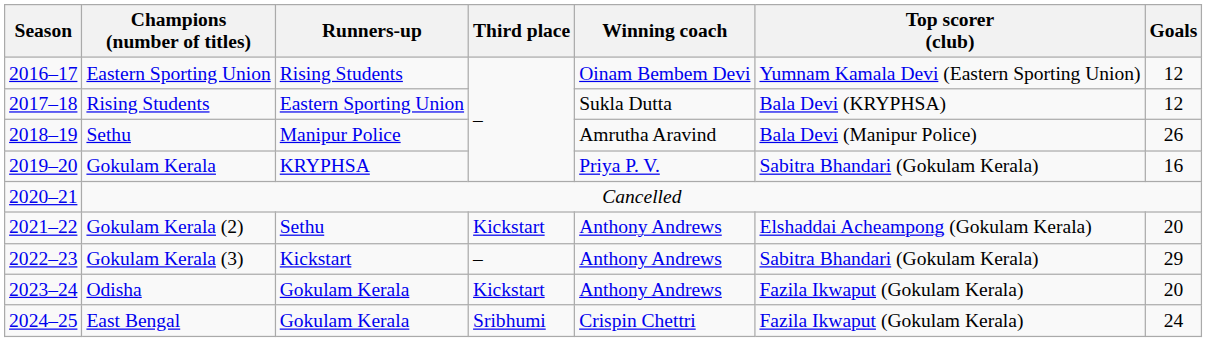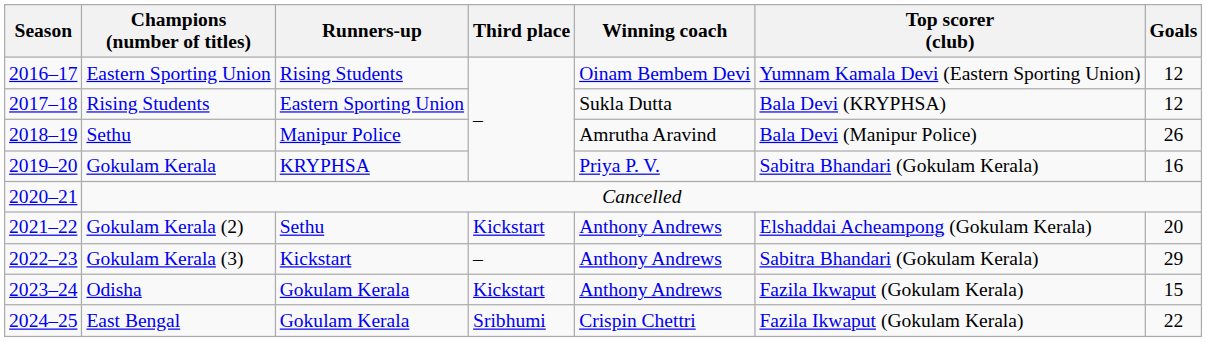(1173, 289) 20 -> (1173, 289) 15
(1173, 320) 24 -> (1173, 320) 22
